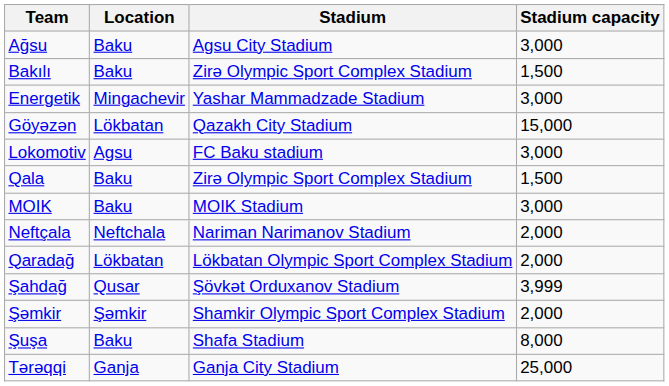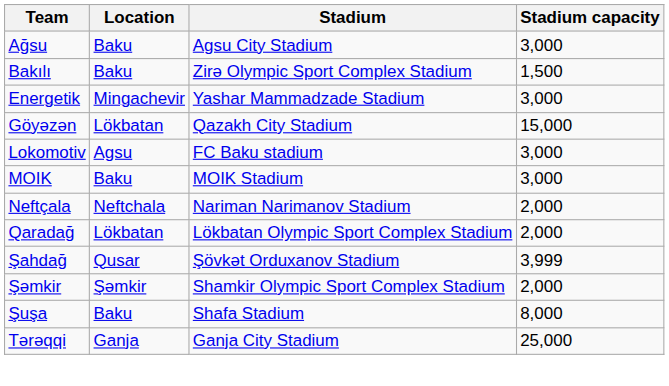- row: (26, 179)
